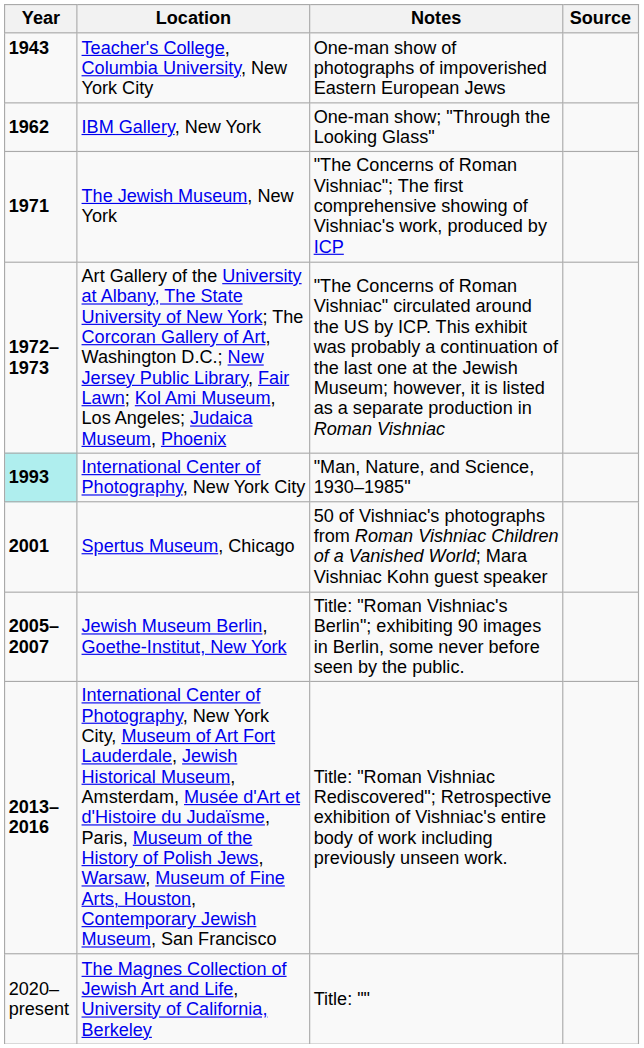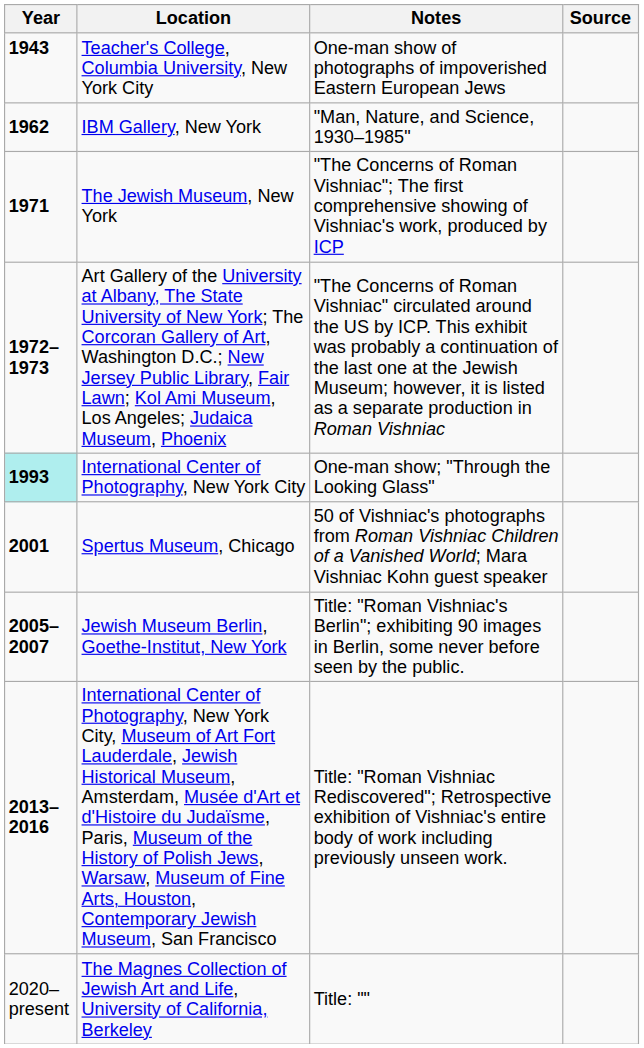(432, 127) One-man show; "Through the Looking Glass" -> (424, 127) "Man, Nature, and Science, 1930–1985"
(424, 477) "Man, Nature, and Science, 1930–1985" -> (432, 477) One-man show; "Through the Looking Glass"
